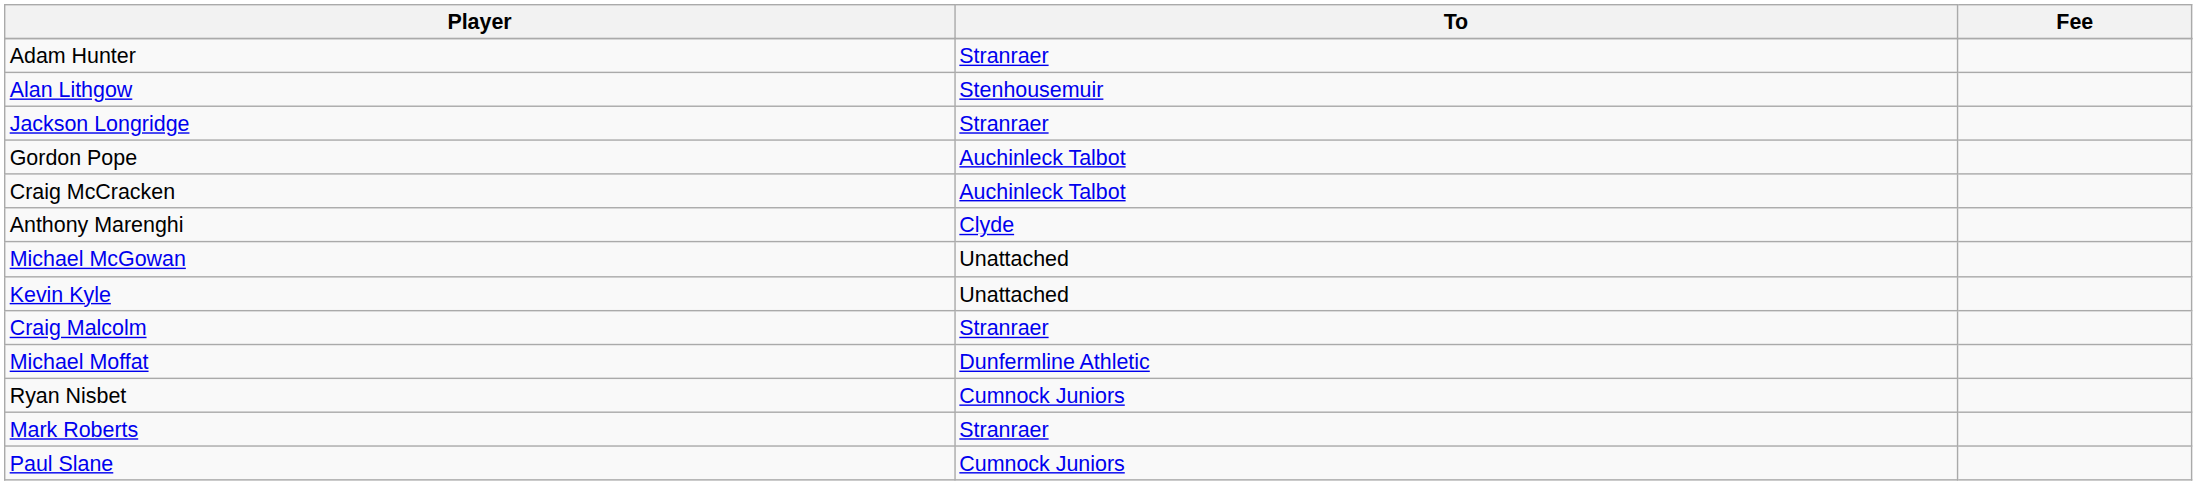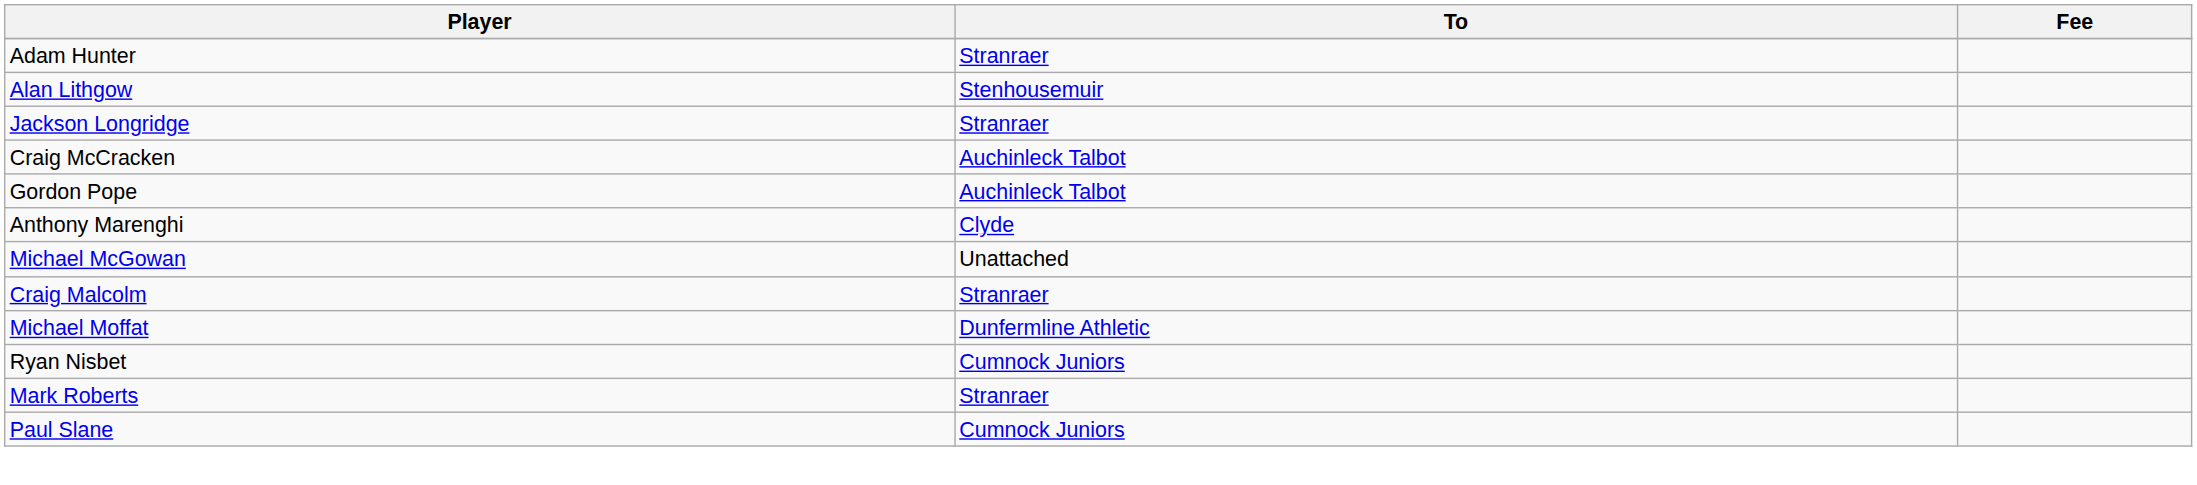rows swapped: (92, 191) <-> (73, 158)
- row: (60, 293)
